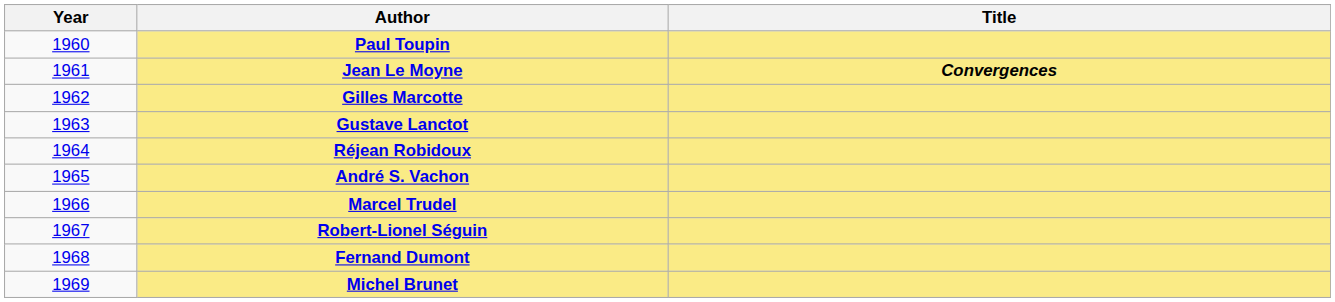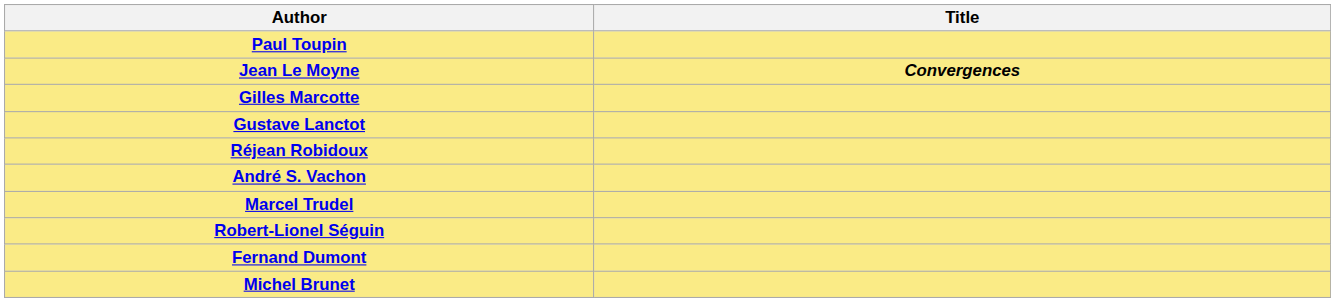- column: (71, 17)
